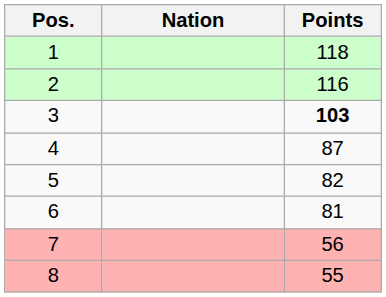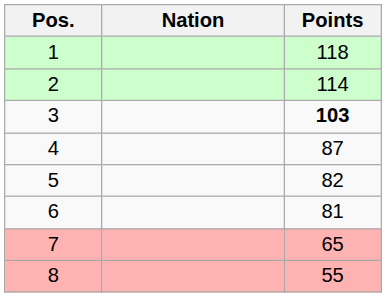(333, 84) 116 -> (333, 84) 114
(333, 244) 56 -> (333, 244) 65
